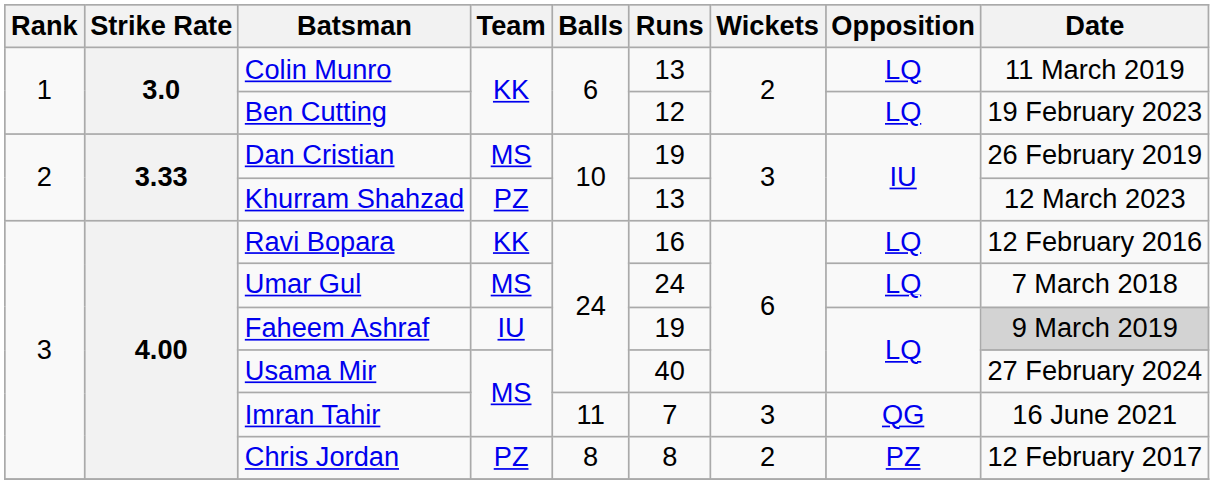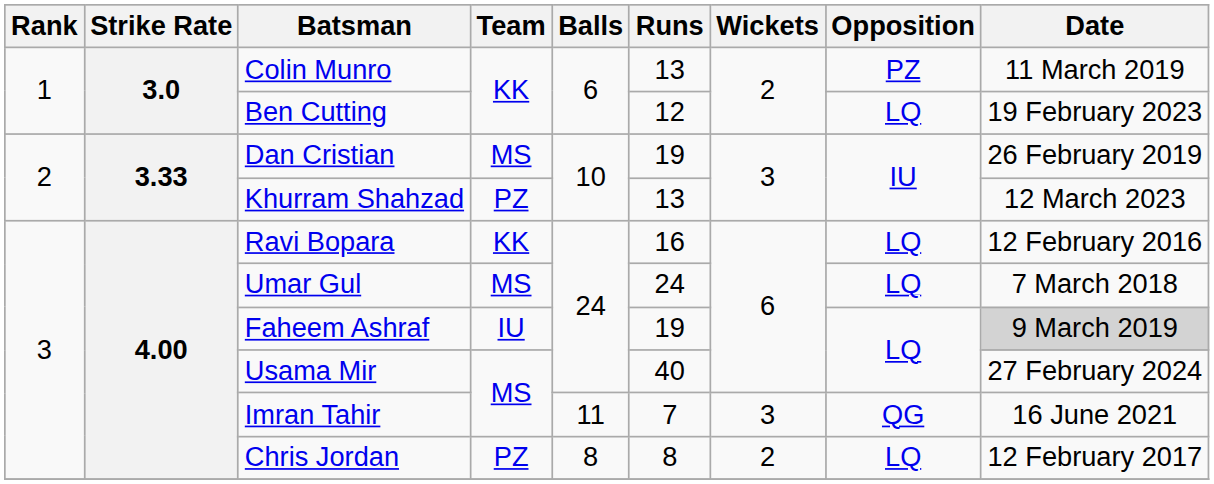(903, 69) LQ -> (903, 69) PZ
(903, 457) PZ -> (903, 457) LQ
